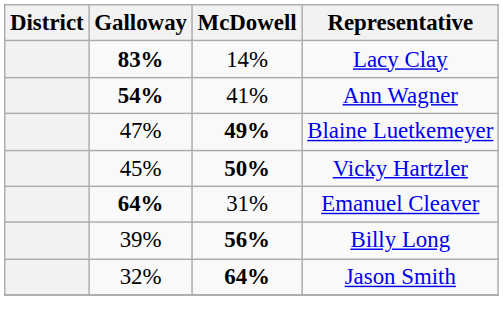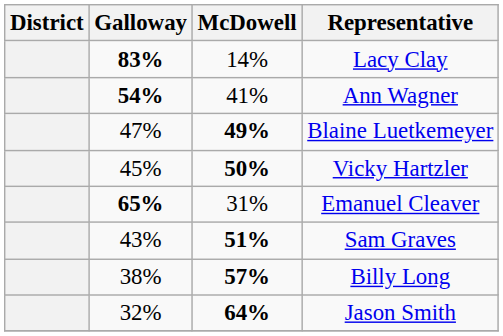(141, 204) 64% -> (141, 204) 65%
+ row: (400, 240)
(141, 240) 39% -> (141, 276) 38%
(247, 240) 56% -> (247, 276) 57%
